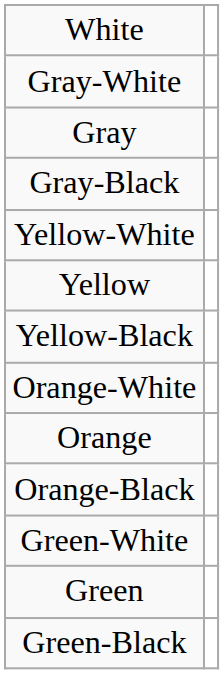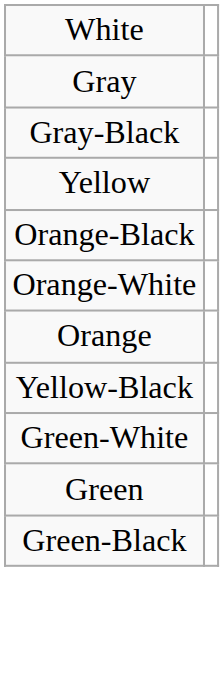- row: (104, 81)
- row: (104, 234)
rows swapped: (104, 336) <-> (104, 489)
